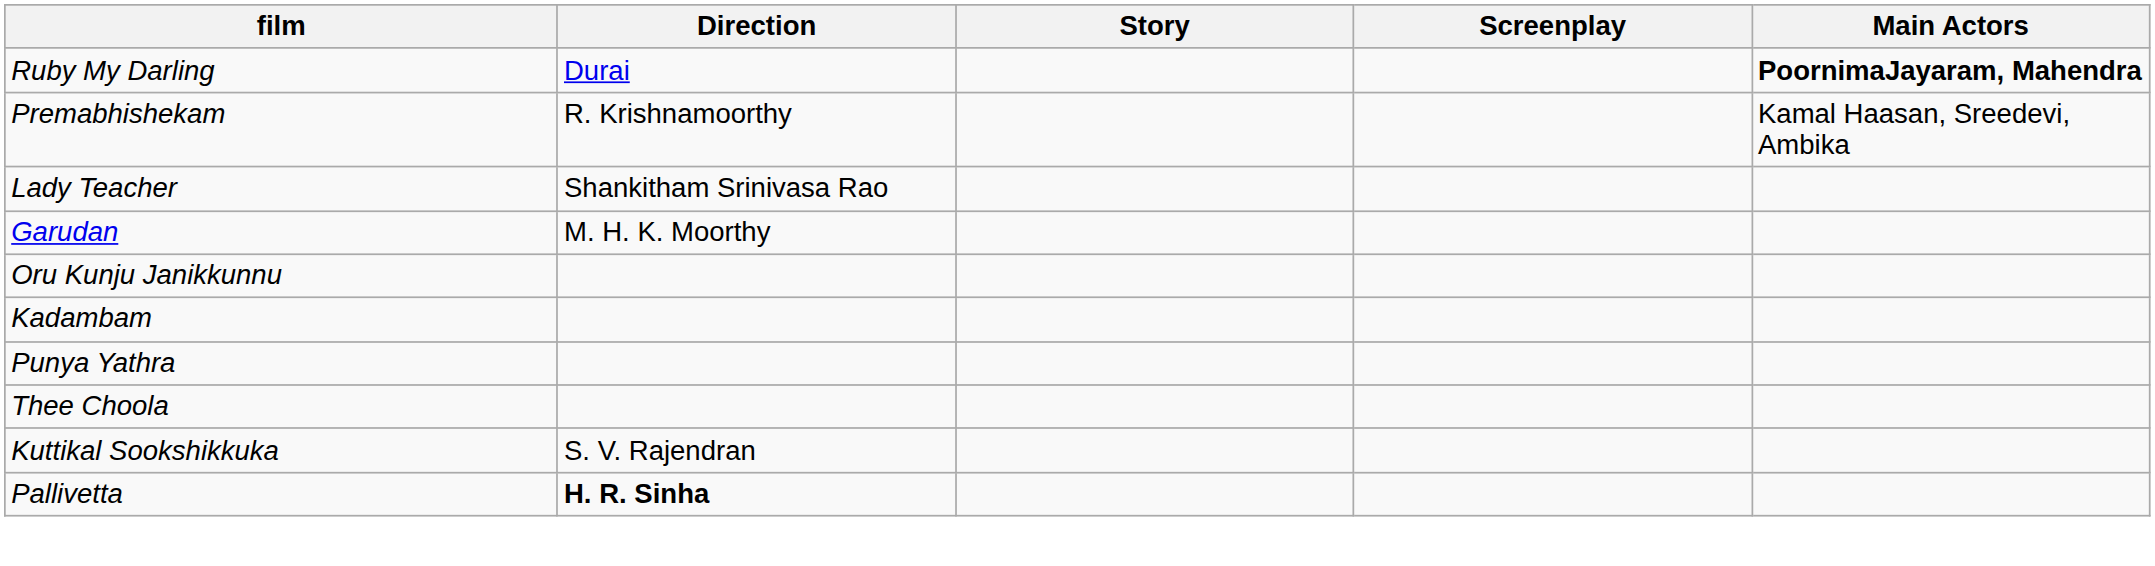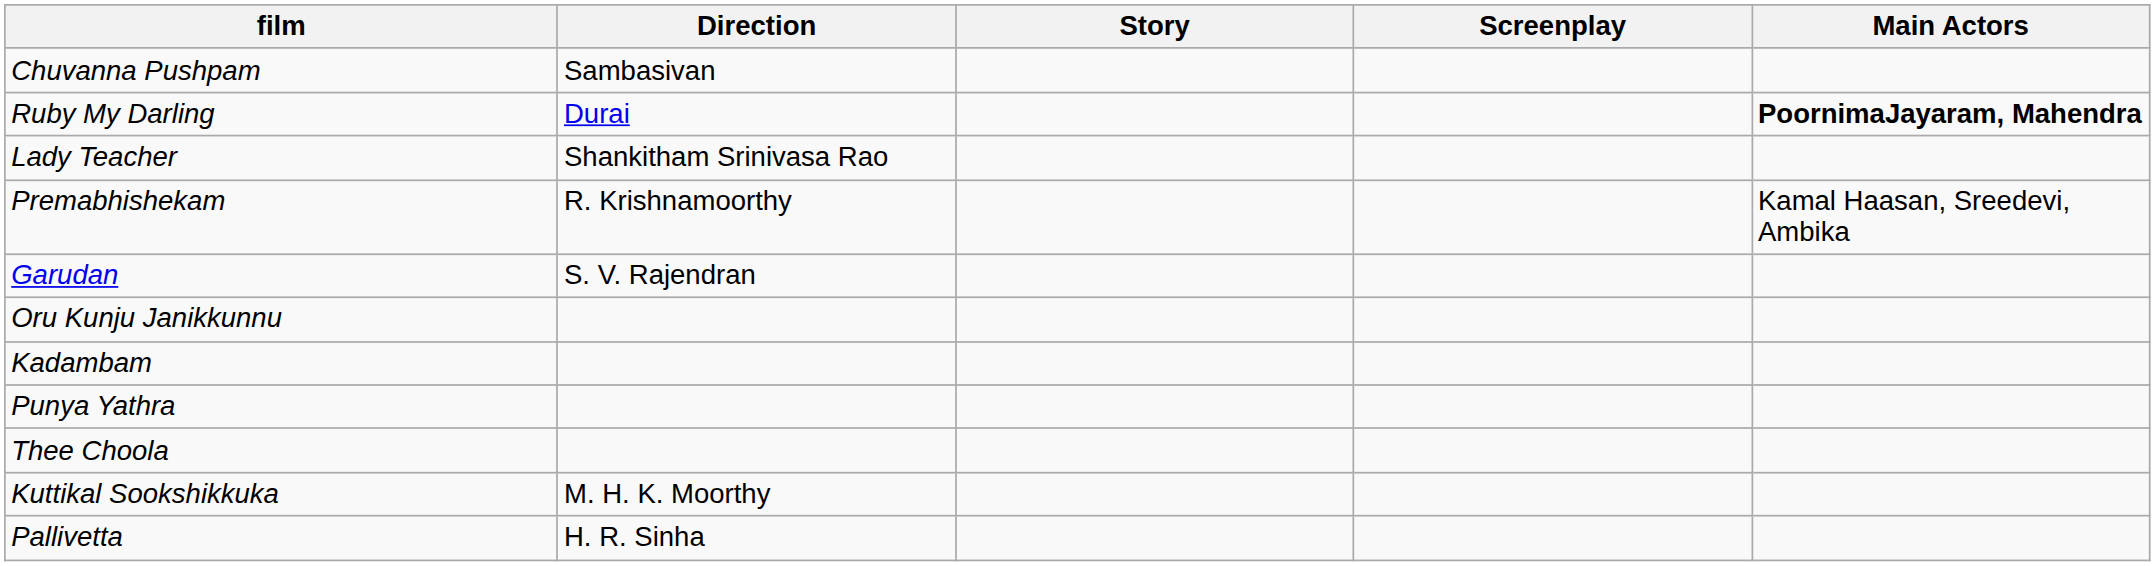+ row: (136, 69)
rows swapped: (118, 113) <-> (94, 188)
(667, 231) M. H. K. Moorthy -> (660, 275) S. V. Rajendran
(660, 450) S. V. Rajendran -> (667, 493) M. H. K. Moorthy
(637, 493) bold -> (634, 537) normal
